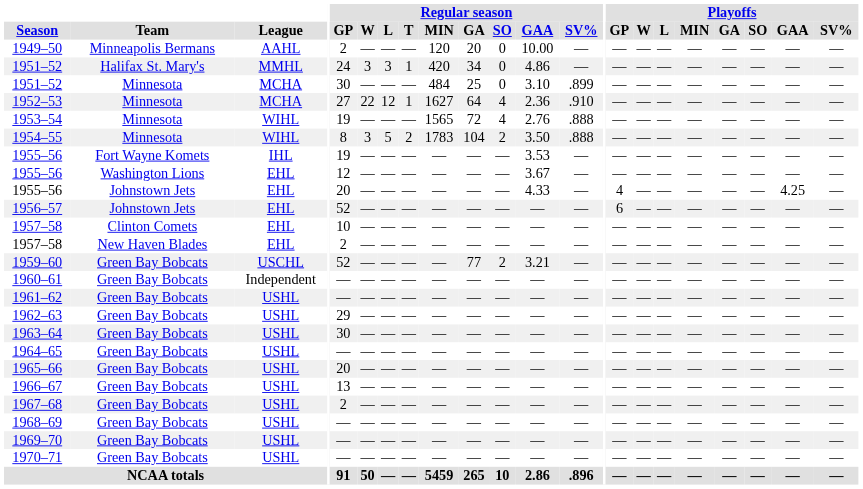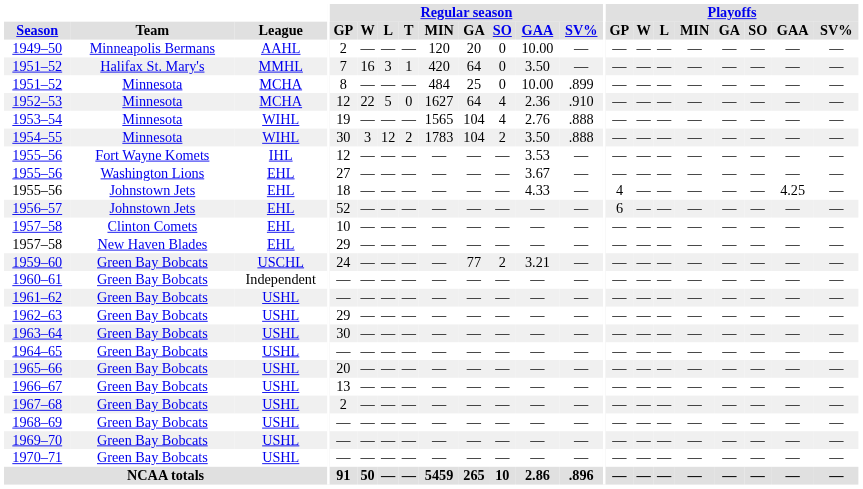(343, 66) 24 -> (343, 66) 7
(368, 66) 3 -> (368, 66) 16
(474, 66) 34 -> (474, 66) 64
(537, 66) 4.86 -> (537, 66) 3.50
(343, 84) 30 -> (343, 84) 8
(537, 84) 3.10 -> (537, 84) 10.00
(343, 101) 27 -> (343, 101) 12
(388, 101) 12 -> (388, 101) 5
(409, 101) 1 -> (409, 101) 0
(474, 119) 72 -> (474, 119) 104
(343, 137) 8 -> (343, 137) 30
(388, 137) 5 -> (388, 137) 12
(343, 155) 19 -> (343, 155) 12
(343, 173) 12 -> (343, 173) 27
(343, 190) 20 -> (343, 190) 18
(343, 244) 2 -> (343, 244) 29
(343, 262) 52 -> (343, 262) 24
